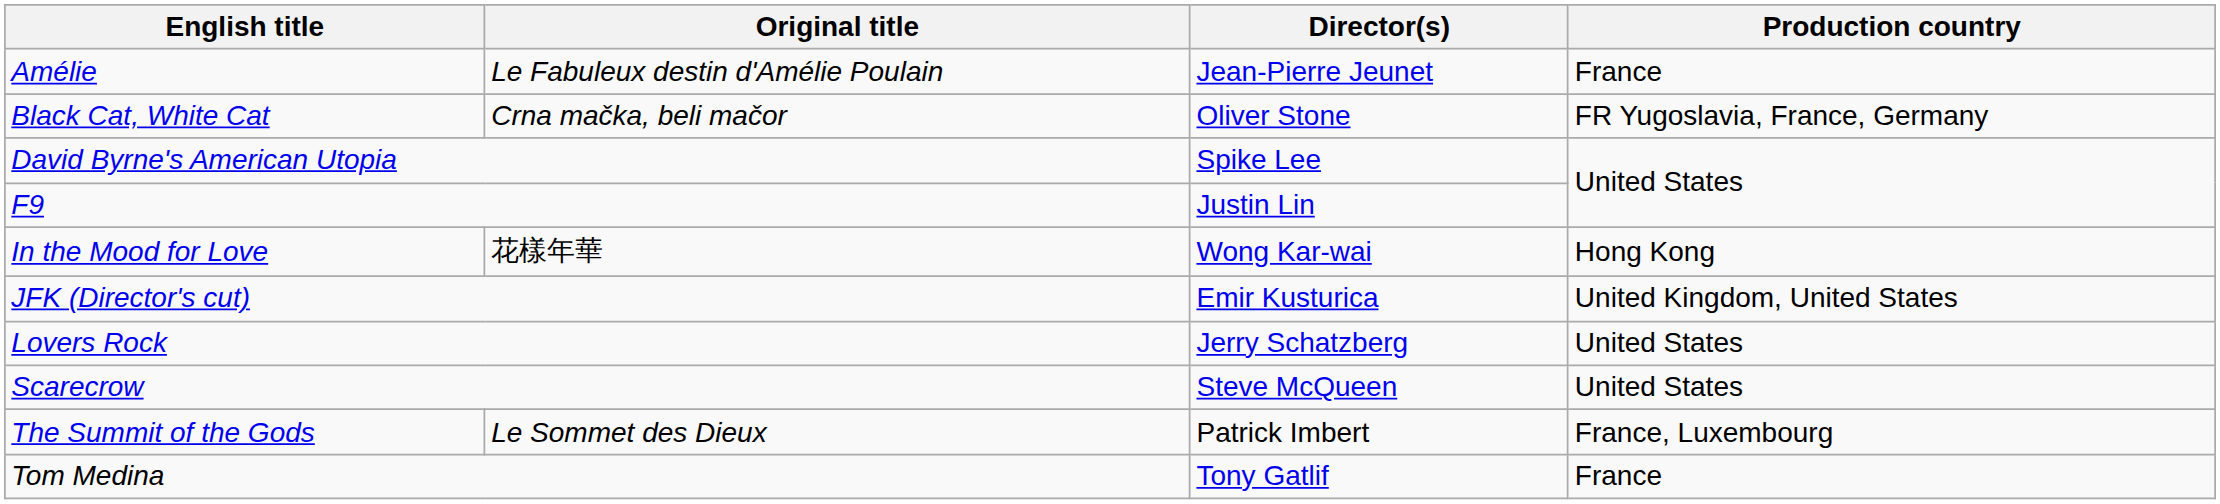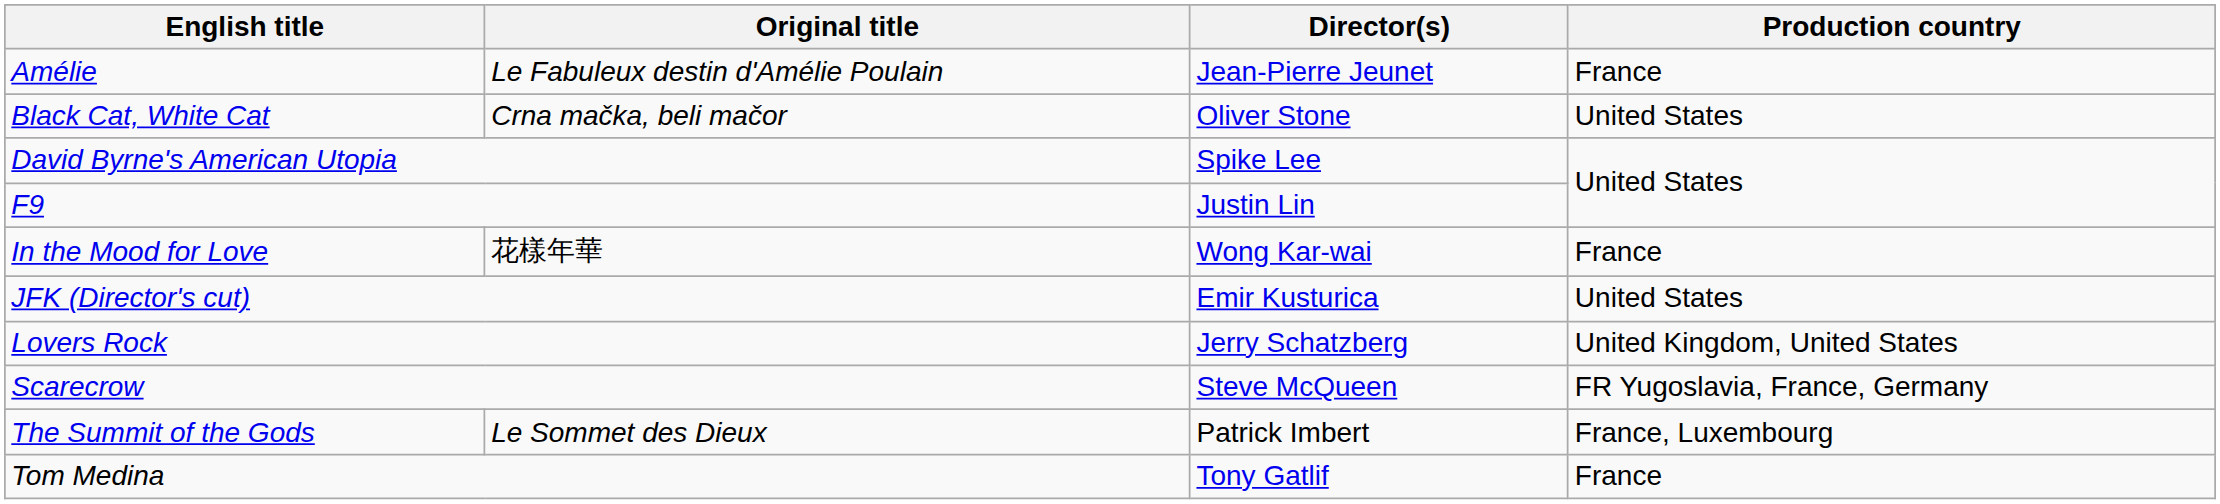(1782, 115) FR Yugoslavia, France, Germany -> (1659, 115) United States
(1645, 251) Hong Kong -> (1618, 251) France
(1766, 298) United Kingdom, United States -> (1659, 298) United States
(1659, 342) United States -> (1766, 342) United Kingdom, United States
(1659, 387) United States -> (1782, 387) FR Yugoslavia, France, Germany
